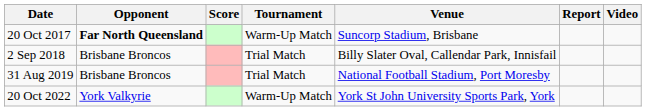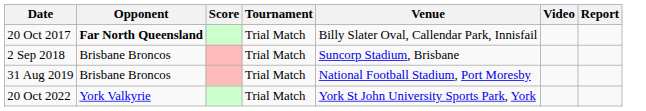columns swapped: (622, 14) <-> (581, 14)
(288, 34) Warm-Up Match -> (275, 34) Trial Match
(408, 34) Suncorp Stadium, Brisbane -> (428, 34) Billy Slater Oval, Callendar Park, Innisfail
(447, 55) Billy Slater Oval, Callendar Park, Innisfail -> (389, 55) Suncorp Stadium, Brisbane
(288, 95) Warm-Up Match -> (275, 95) Trial Match
